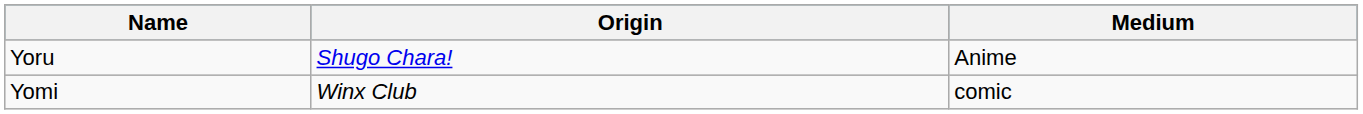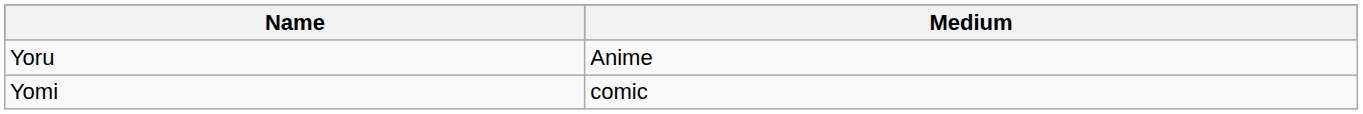- column: (630, 23)
